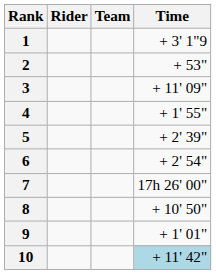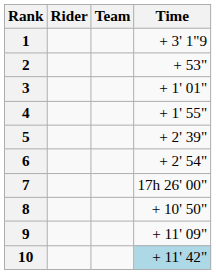(180, 88) + 11' 09" -> (183, 88) + 1' 01"
(183, 233) + 1' 01" -> (180, 233) + 11' 09"
